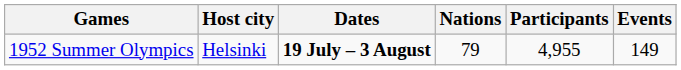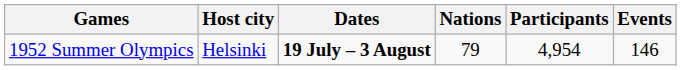(559, 49) 4,955 -> (559, 49) 4,954
(645, 49) 149 -> (645, 49) 146
